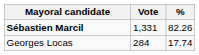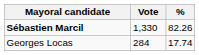(145, 27) 1,331 -> (145, 27) 1,330
